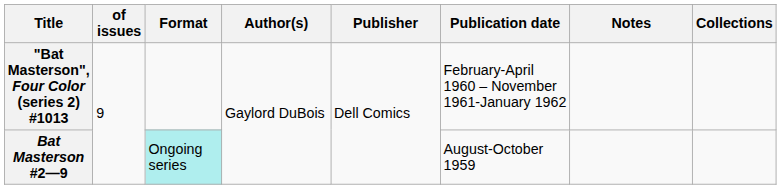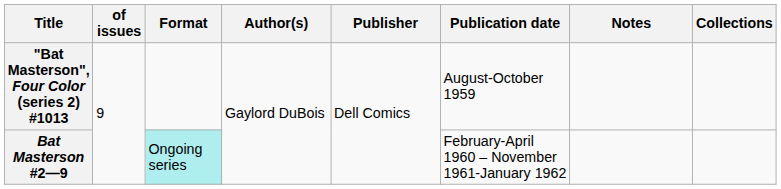(505, 86) February-April 1960 – November 1961-January 1962 -> (493, 86) August-October 1959
(493, 157) August-October 1959 -> (505, 157) February-April 1960 – November 1961-January 1962
